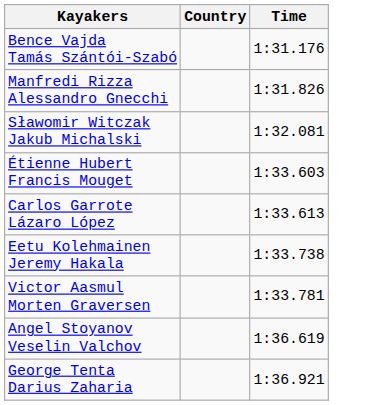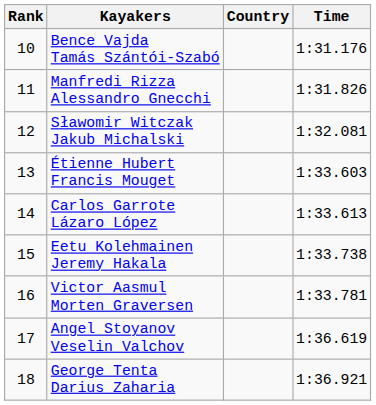+ column: (26, 17)
